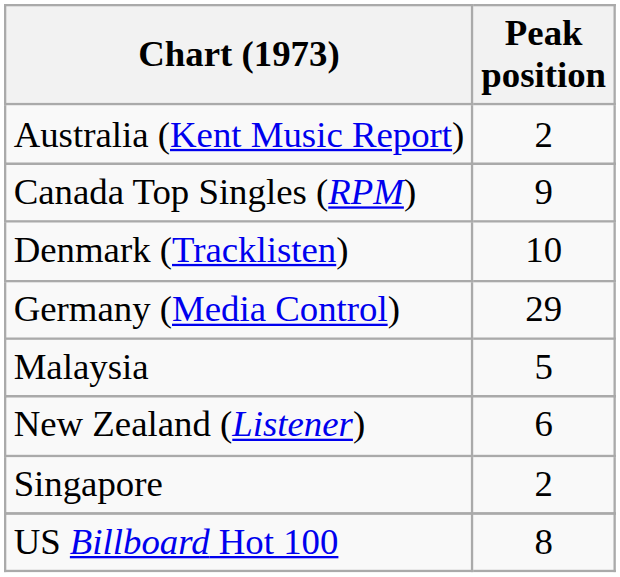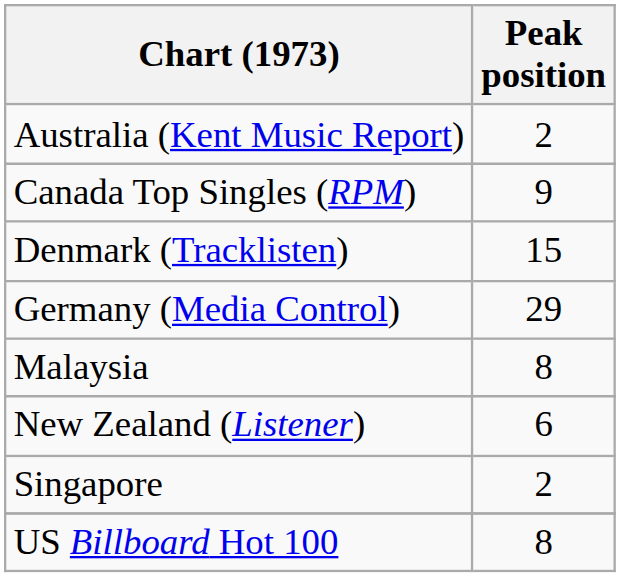(544, 250) 10 -> (544, 250) 15
(544, 366) 5 -> (544, 366) 8
